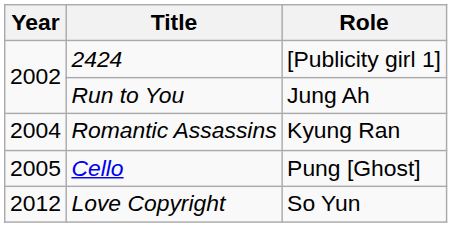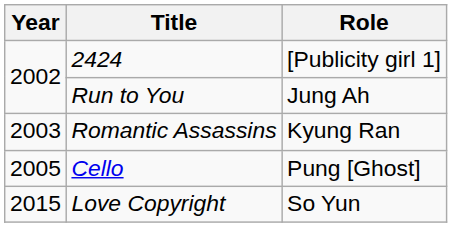(35, 131) 2004 -> (35, 131) 2003
(35, 204) 2012 -> (35, 204) 2015
